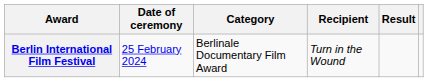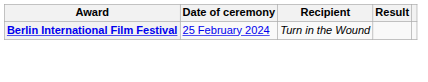- column: (251, 19)
